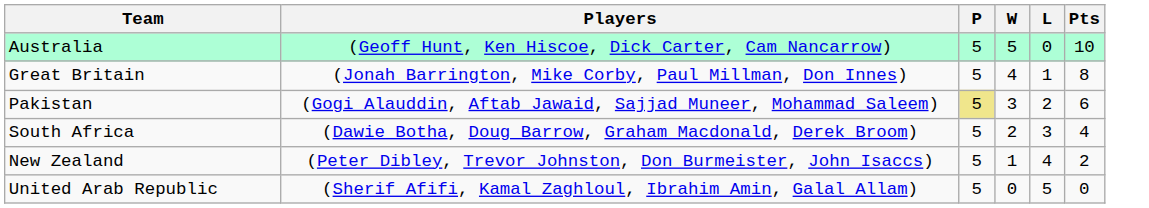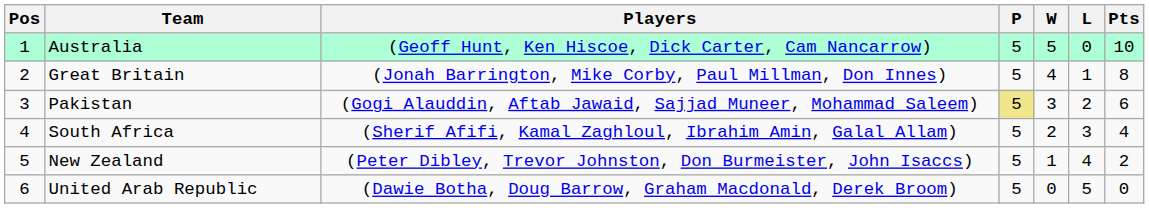+ column: (24, 19)
(620, 132) (Dawie Botha, Doug Barrow, Graham Macdonald, Derek Broom) -> (660, 132) (Sherif Afifi, Kamal Zaghloul, Ibrahim Amin, Galal Allam)
(620, 189) (Sherif Afifi, Kamal Zaghloul, Ibrahim Amin, Galal Allam) -> (660, 189) (Dawie Botha, Doug Barrow, Graham Macdonald, Derek Broom)
